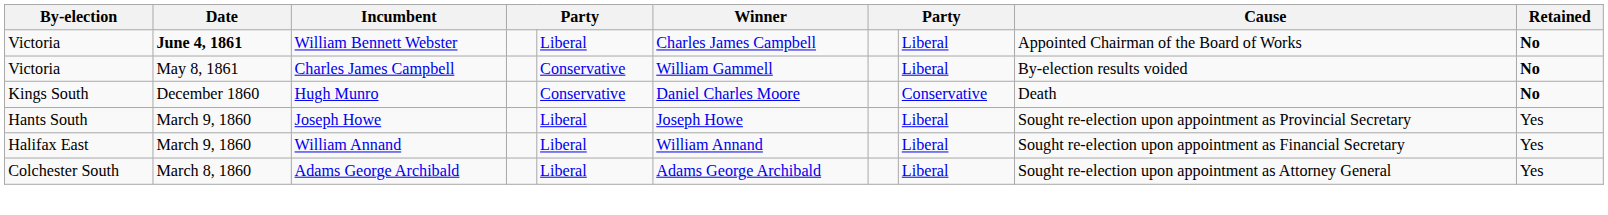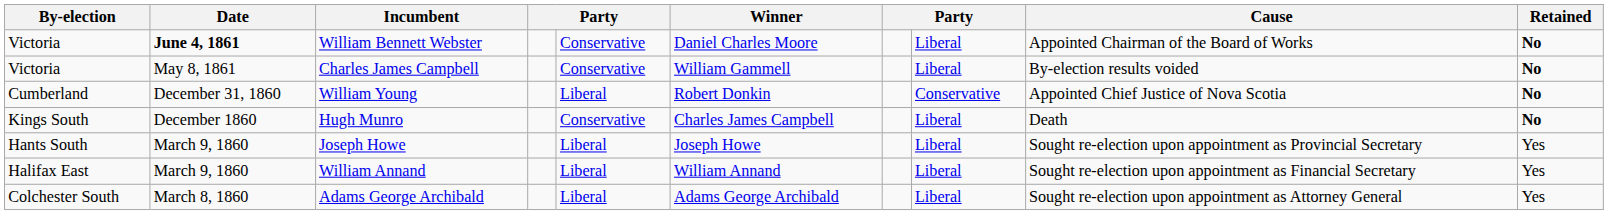(563, 42) Liberal -> (603, 42) Conservative
(736, 42) Charles James Campbell -> (746, 42) Daniel Charles Moore
+ row: (368, 94)
(728, 94) Daniel Charles Moore -> (754, 119) Charles James Campbell
(944, 94) Conservative -> (938, 119) Liberal
